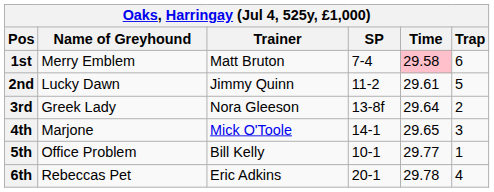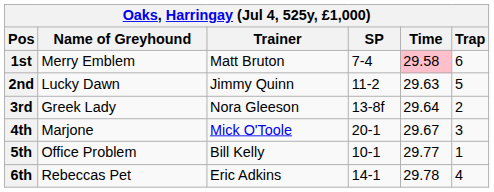(421, 84) 29.61 -> (421, 84) 29.63
(366, 130) 14-1 -> (366, 130) 20-1
(421, 130) 29.65 -> (421, 130) 29.67
(366, 175) 20-1 -> (366, 175) 14-1
